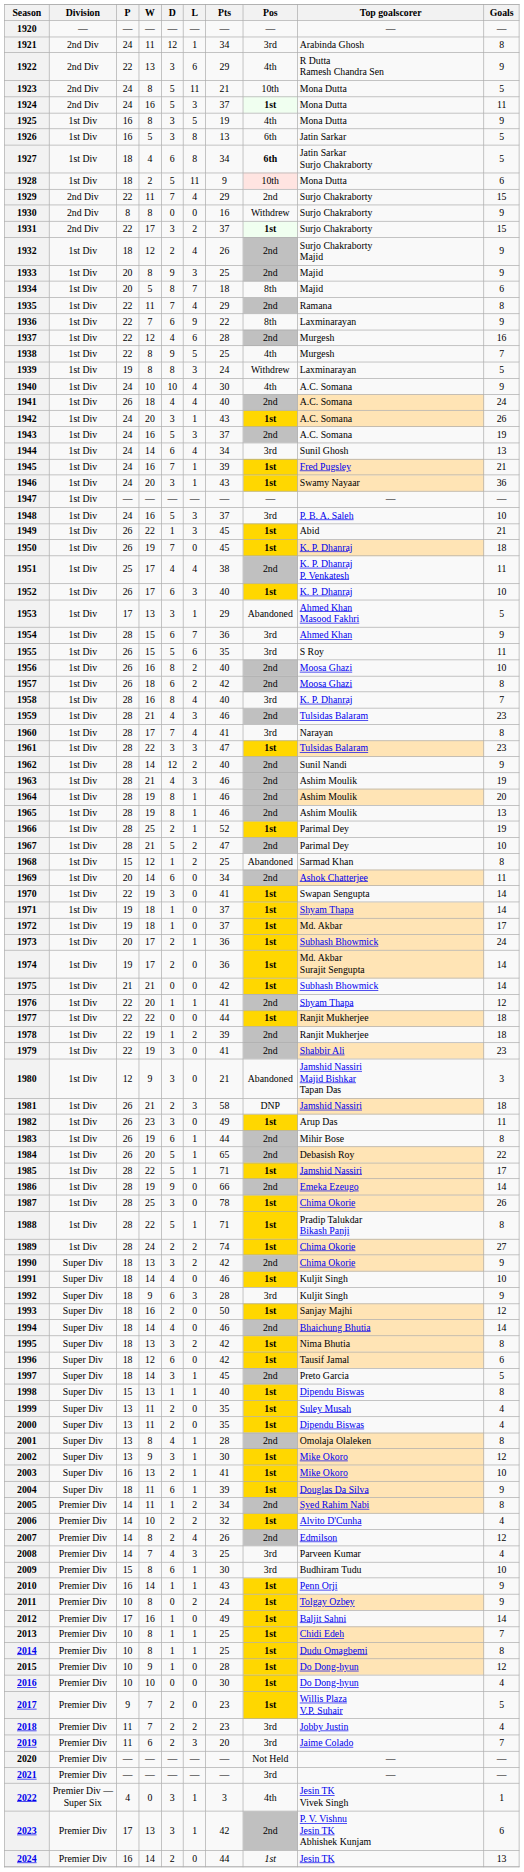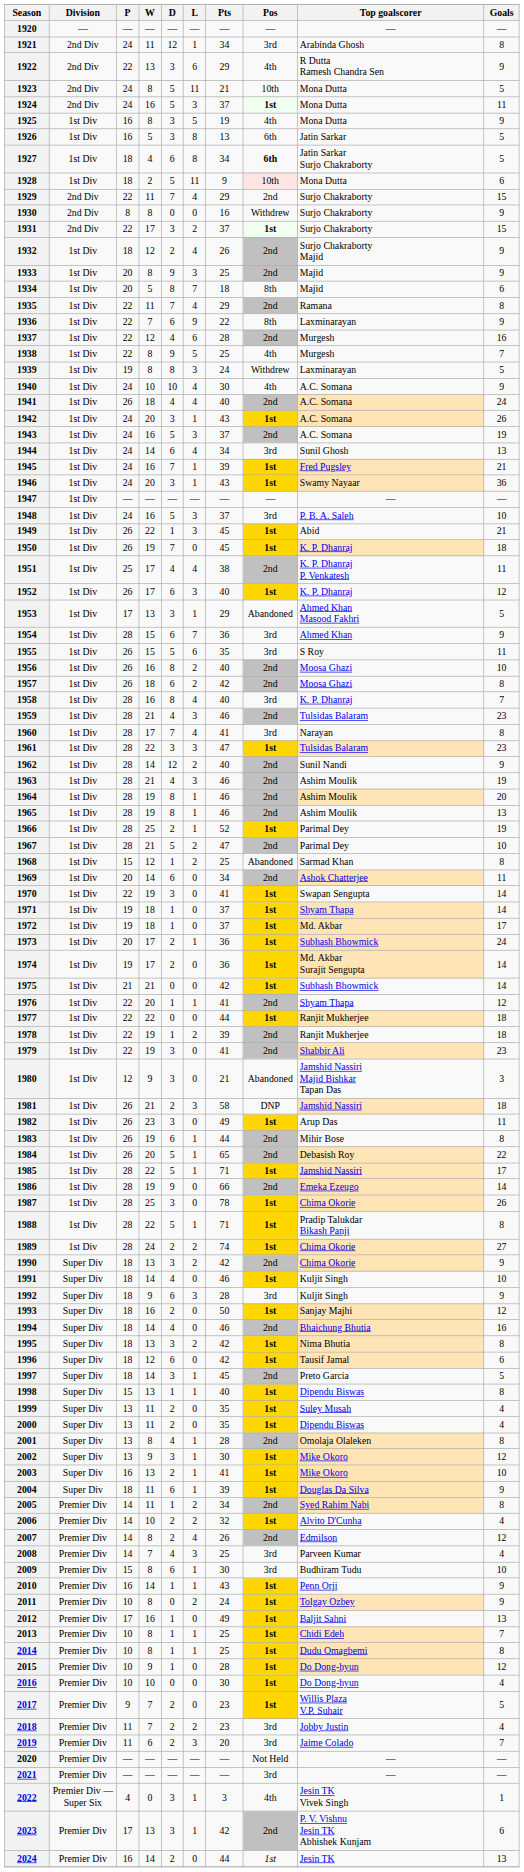(502, 592) 10 -> (502, 592) 12
(502, 1328) 14 -> (502, 1328) 16
(502, 1618) 14 -> (502, 1618) 13
